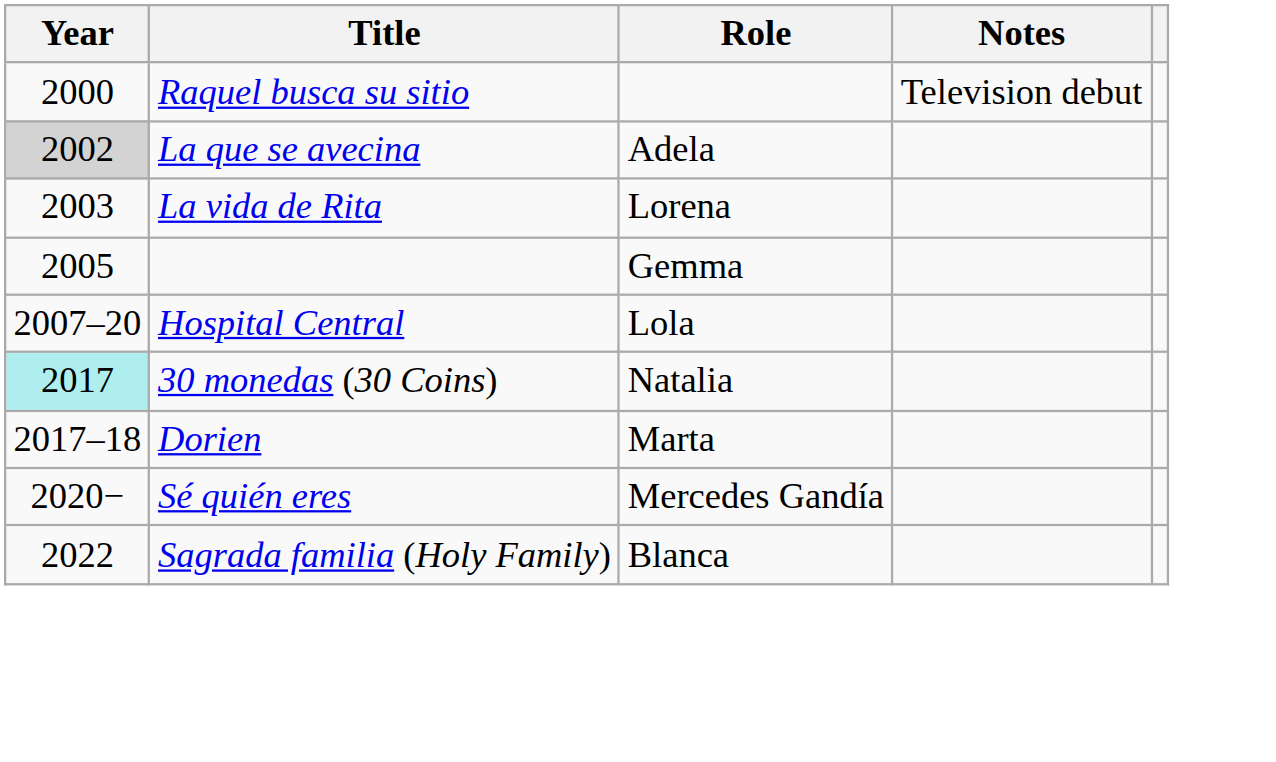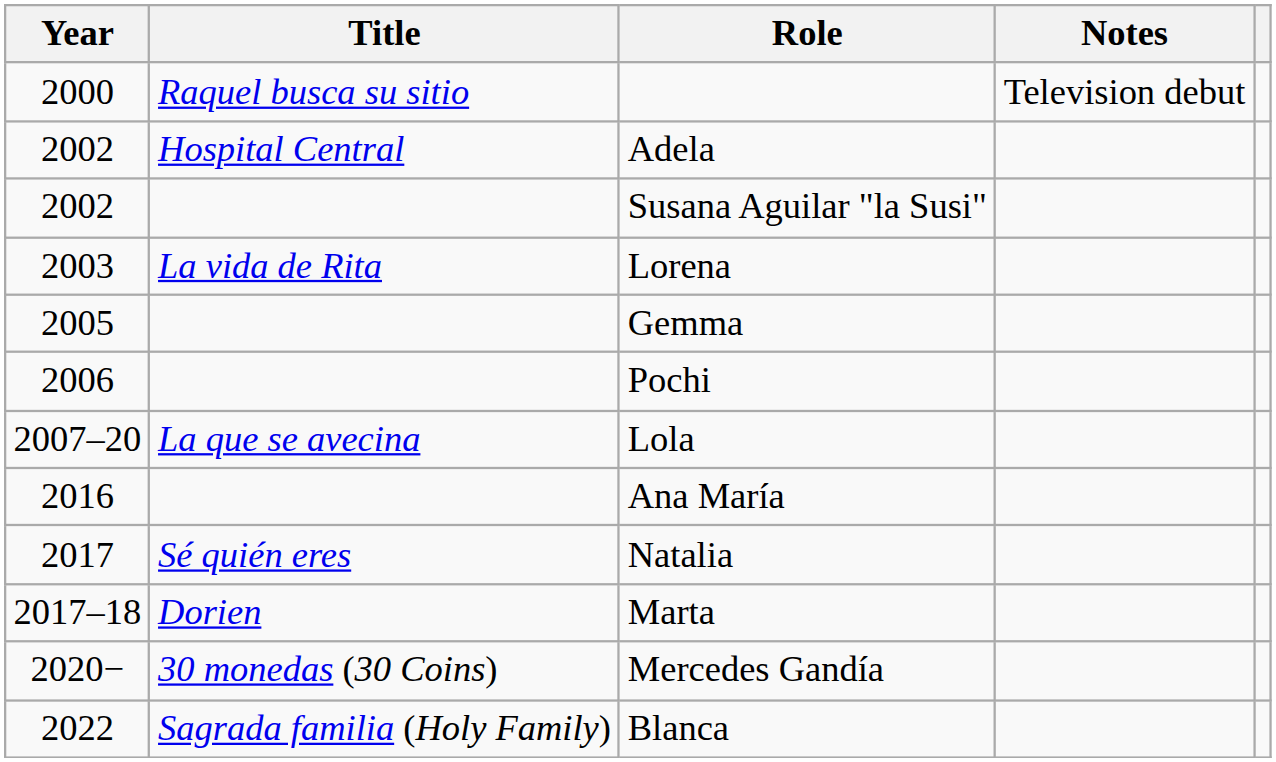(77, 149) lightgrey background -> (77, 149) no background
(289, 149) La que se avecina -> (281, 149) Hospital Central
+ row: (807, 206)
+ row: (669, 380)
(281, 322) Hospital Central -> (289, 438) La que se avecina
+ row: (706, 496)
(77, 380) paleturquoise background -> (77, 554) no background
(328, 380) 30 monedas (30 Coins) -> (255, 554) Sé quién eres
(255, 496) Sé quién eres -> (328, 669) 30 monedas (30 Coins)
